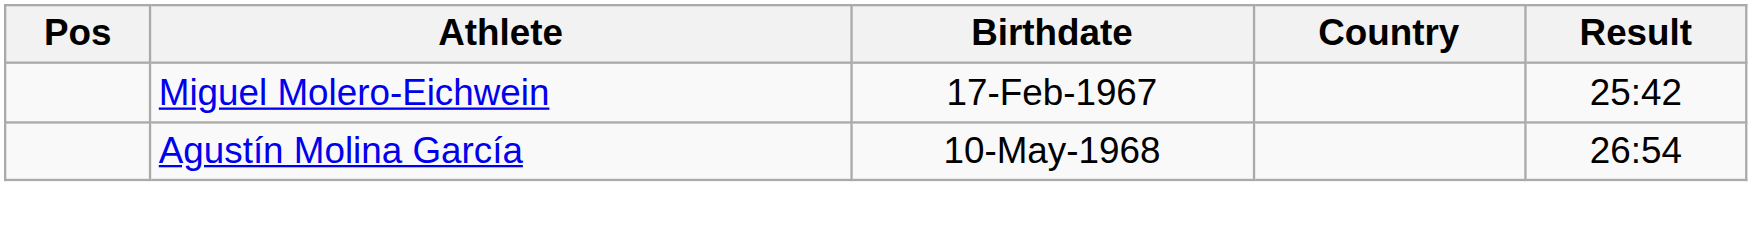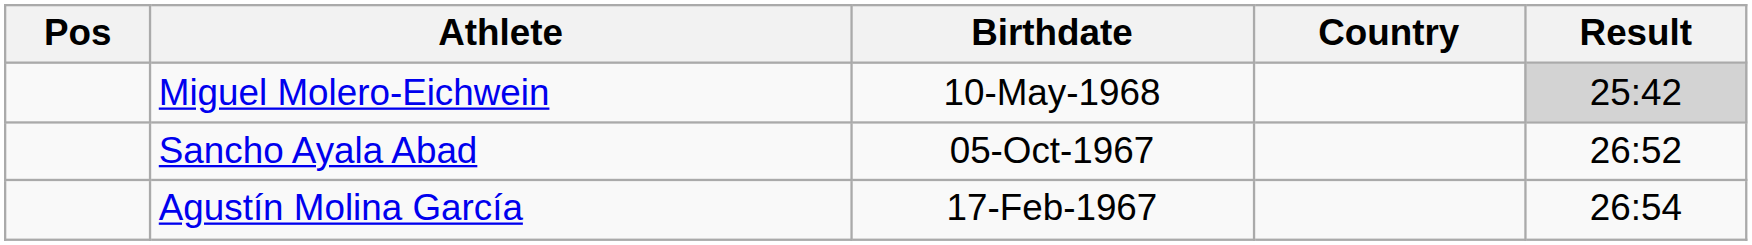(1052, 92) 17-Feb-1967 -> (1052, 92) 10-May-1968
(1636, 92) no background -> (1636, 92) lightgrey background
+ row: (318, 150)
(1052, 150) 10-May-1968 -> (1052, 208) 17-Feb-1967
